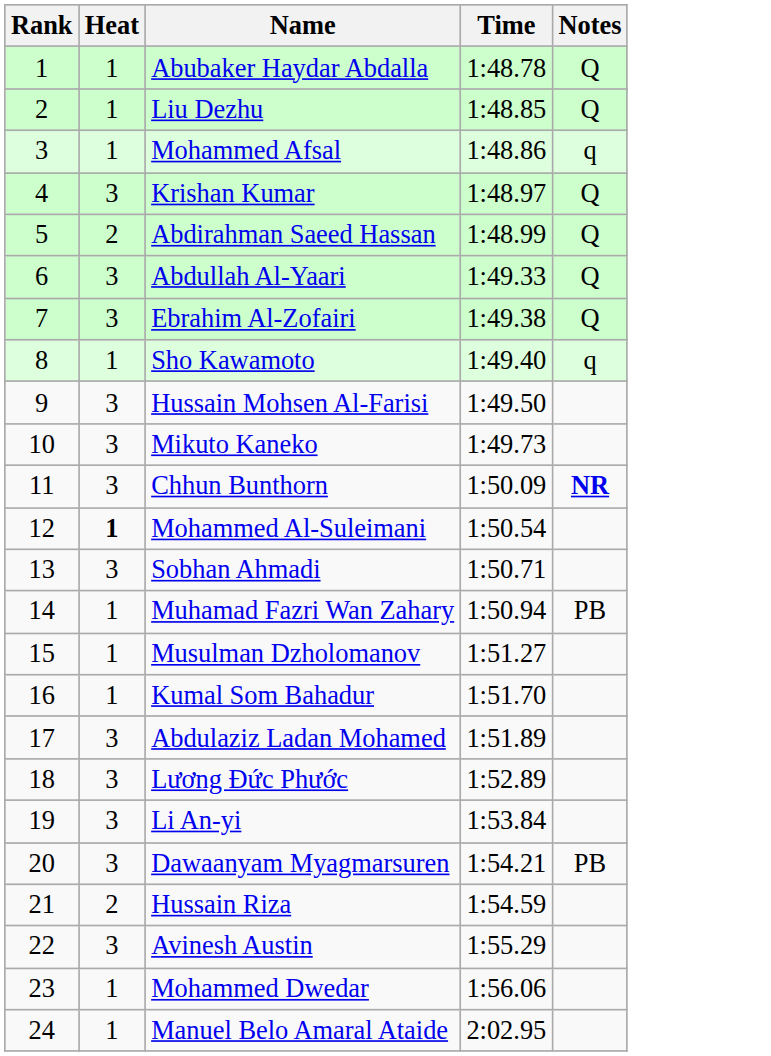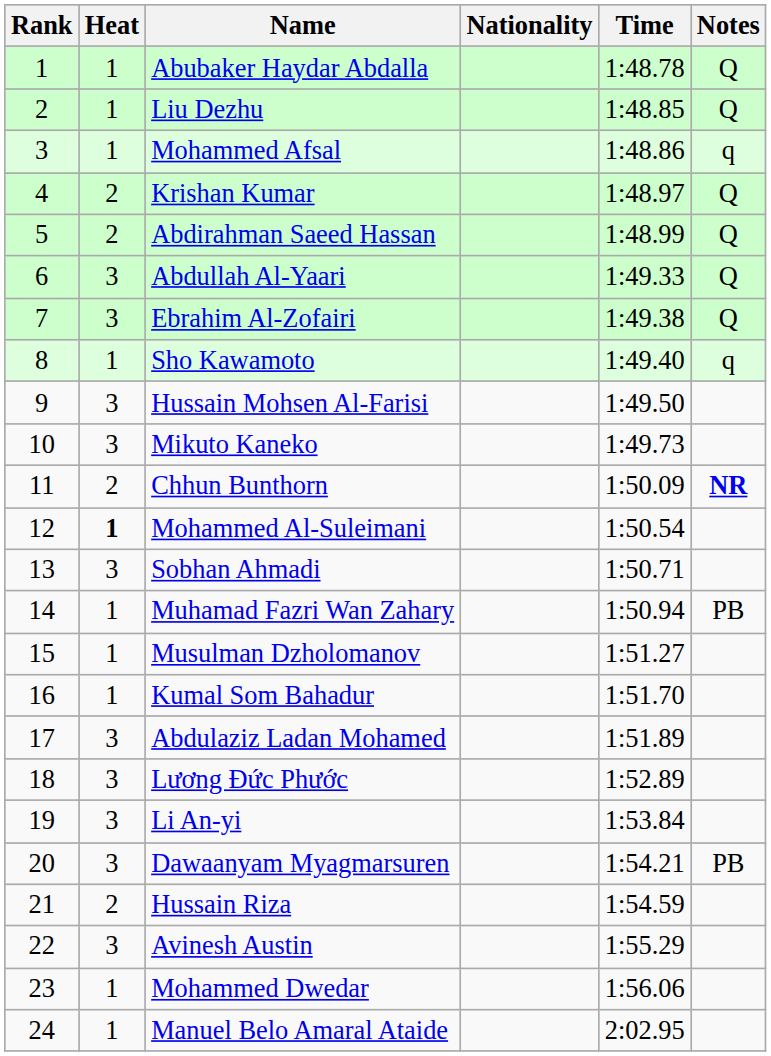+ column: (529, 25)
(112, 192) 3 -> (112, 192) 2
(112, 485) 3 -> (112, 485) 2
